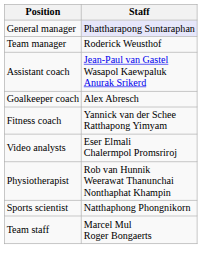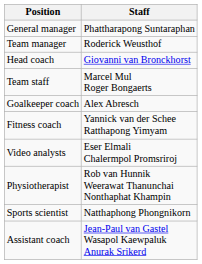(139, 28) lavender background -> (139, 28) no background
+ row: (30, 60)
rows swapped: (38, 71) <-> (28, 230)
